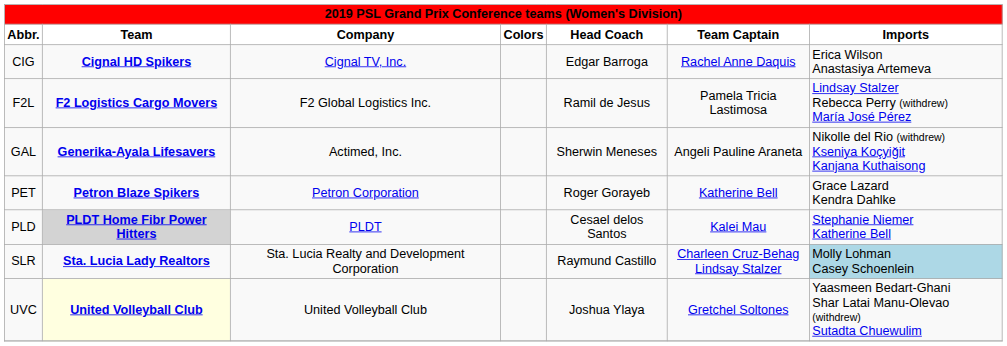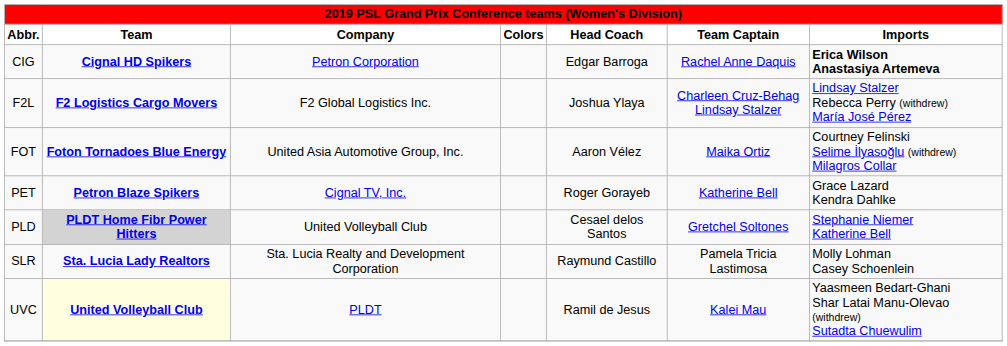(365, 61) Cignal TV, Inc. -> (365, 61) Petron Corporation
(872, 61) normal -> (876, 61) bold
(607, 103) Ramil de Jesus -> (607, 103) Joshua Ylaya
(738, 103) Pamela Tricia Lastimosa -> (738, 103) Charleen Cruz-Behag Lindsay Stalzer
+ row: (23, 151)
- row: (23, 151)
(365, 192) Petron Corporation -> (365, 192) Cignal TV, Inc.
(365, 227) PLDT -> (365, 227) United Volleyball Club
(738, 227) Kalei Mau -> (738, 227) Gretchel Soltones
(738, 261) Charleen Cruz-Behag Lindsay Stalzer -> (738, 261) Pamela Tricia Lastimosa
(863, 261) lightblue background -> (863, 261) no background
(365, 309) United Volleyball Club -> (365, 309) PLDT
(607, 309) Joshua Ylaya -> (607, 309) Ramil de Jesus
(738, 309) Gretchel Soltones -> (738, 309) Kalei Mau
